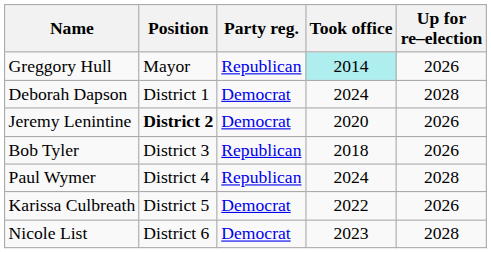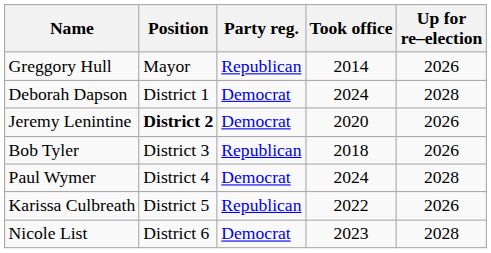(351, 66) paleturquoise background -> (351, 66) no background
(261, 177) Republican -> (256, 177) Democrat
(256, 205) Democrat -> (261, 205) Republican
